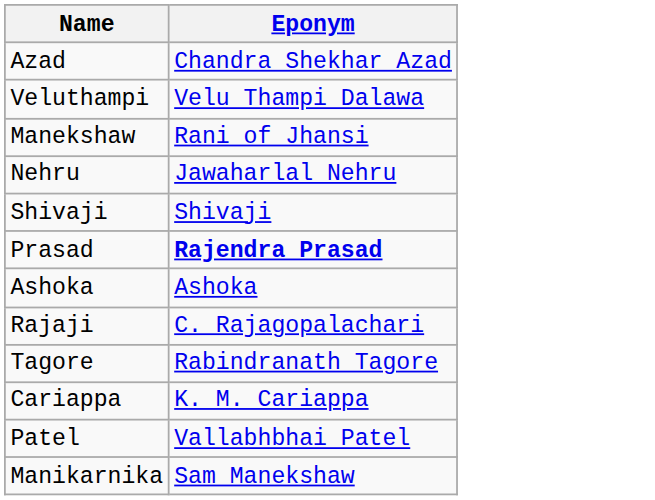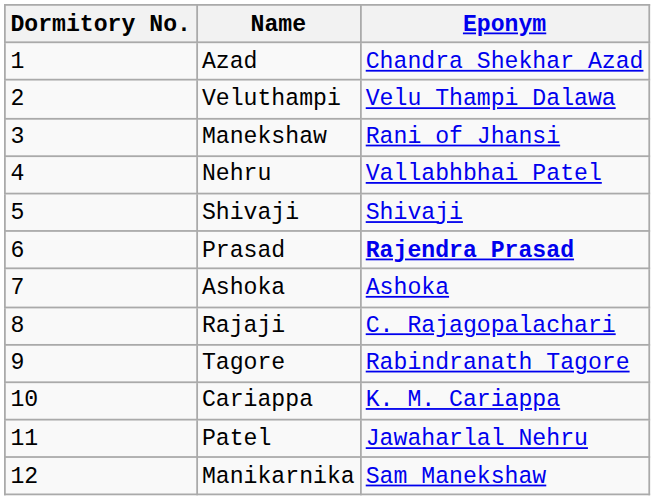+ column: (101, 24)
(285, 175) Jawaharlal Nehru -> (484, 175) Vallabhbhai Patel
(292, 439) Vallabhbhai Patel -> (477, 439) Jawaharlal Nehru
